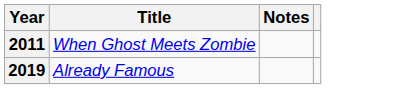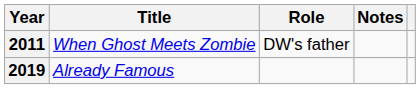+ column: (306, 17)
